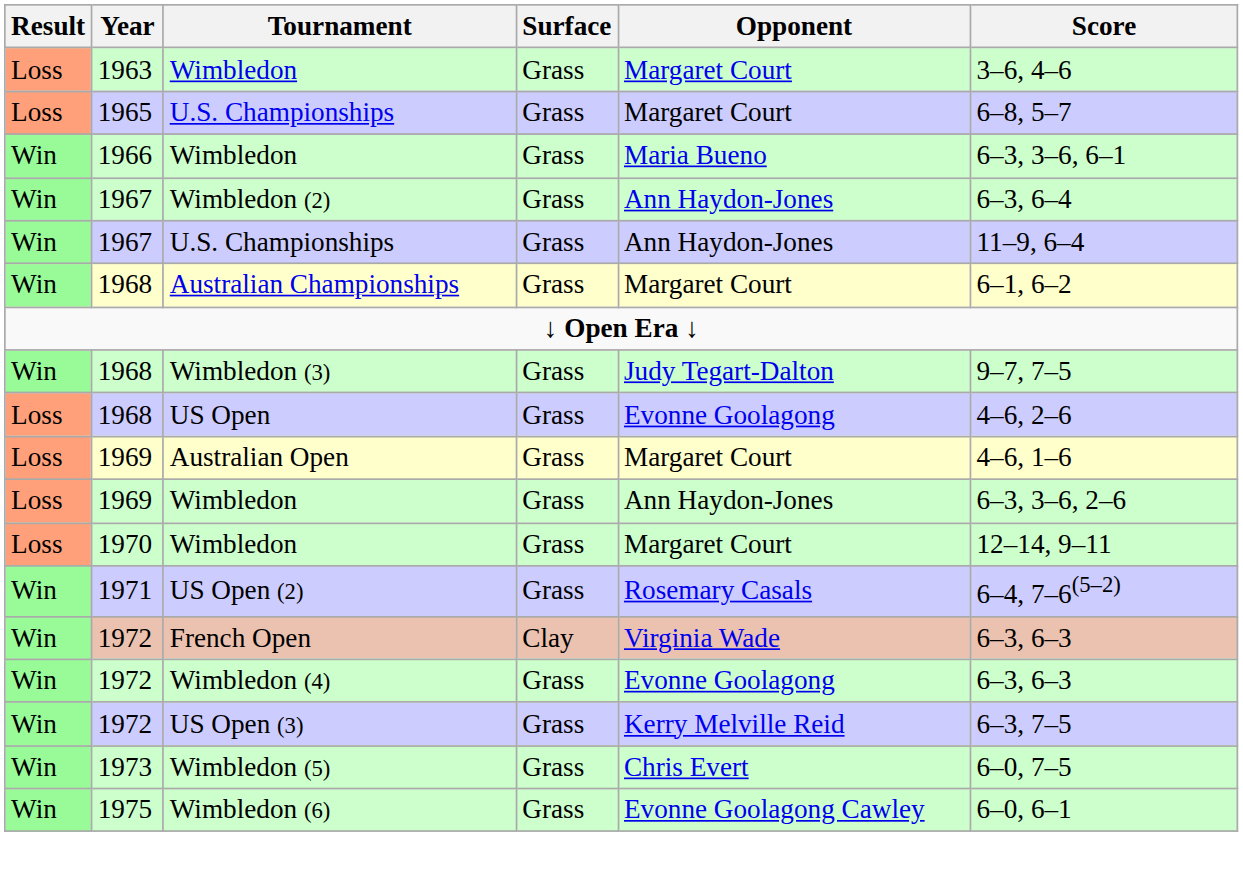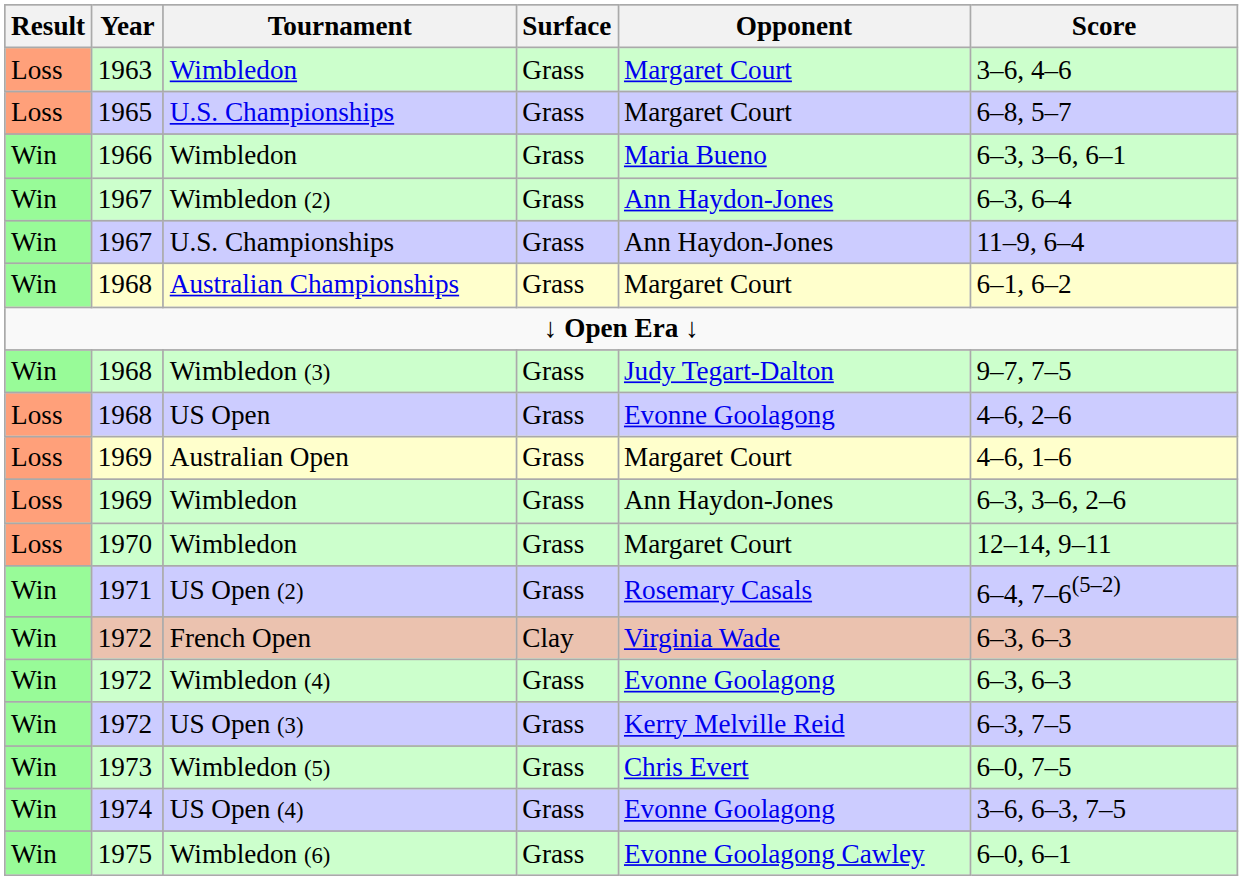+ row: (125, 809)
